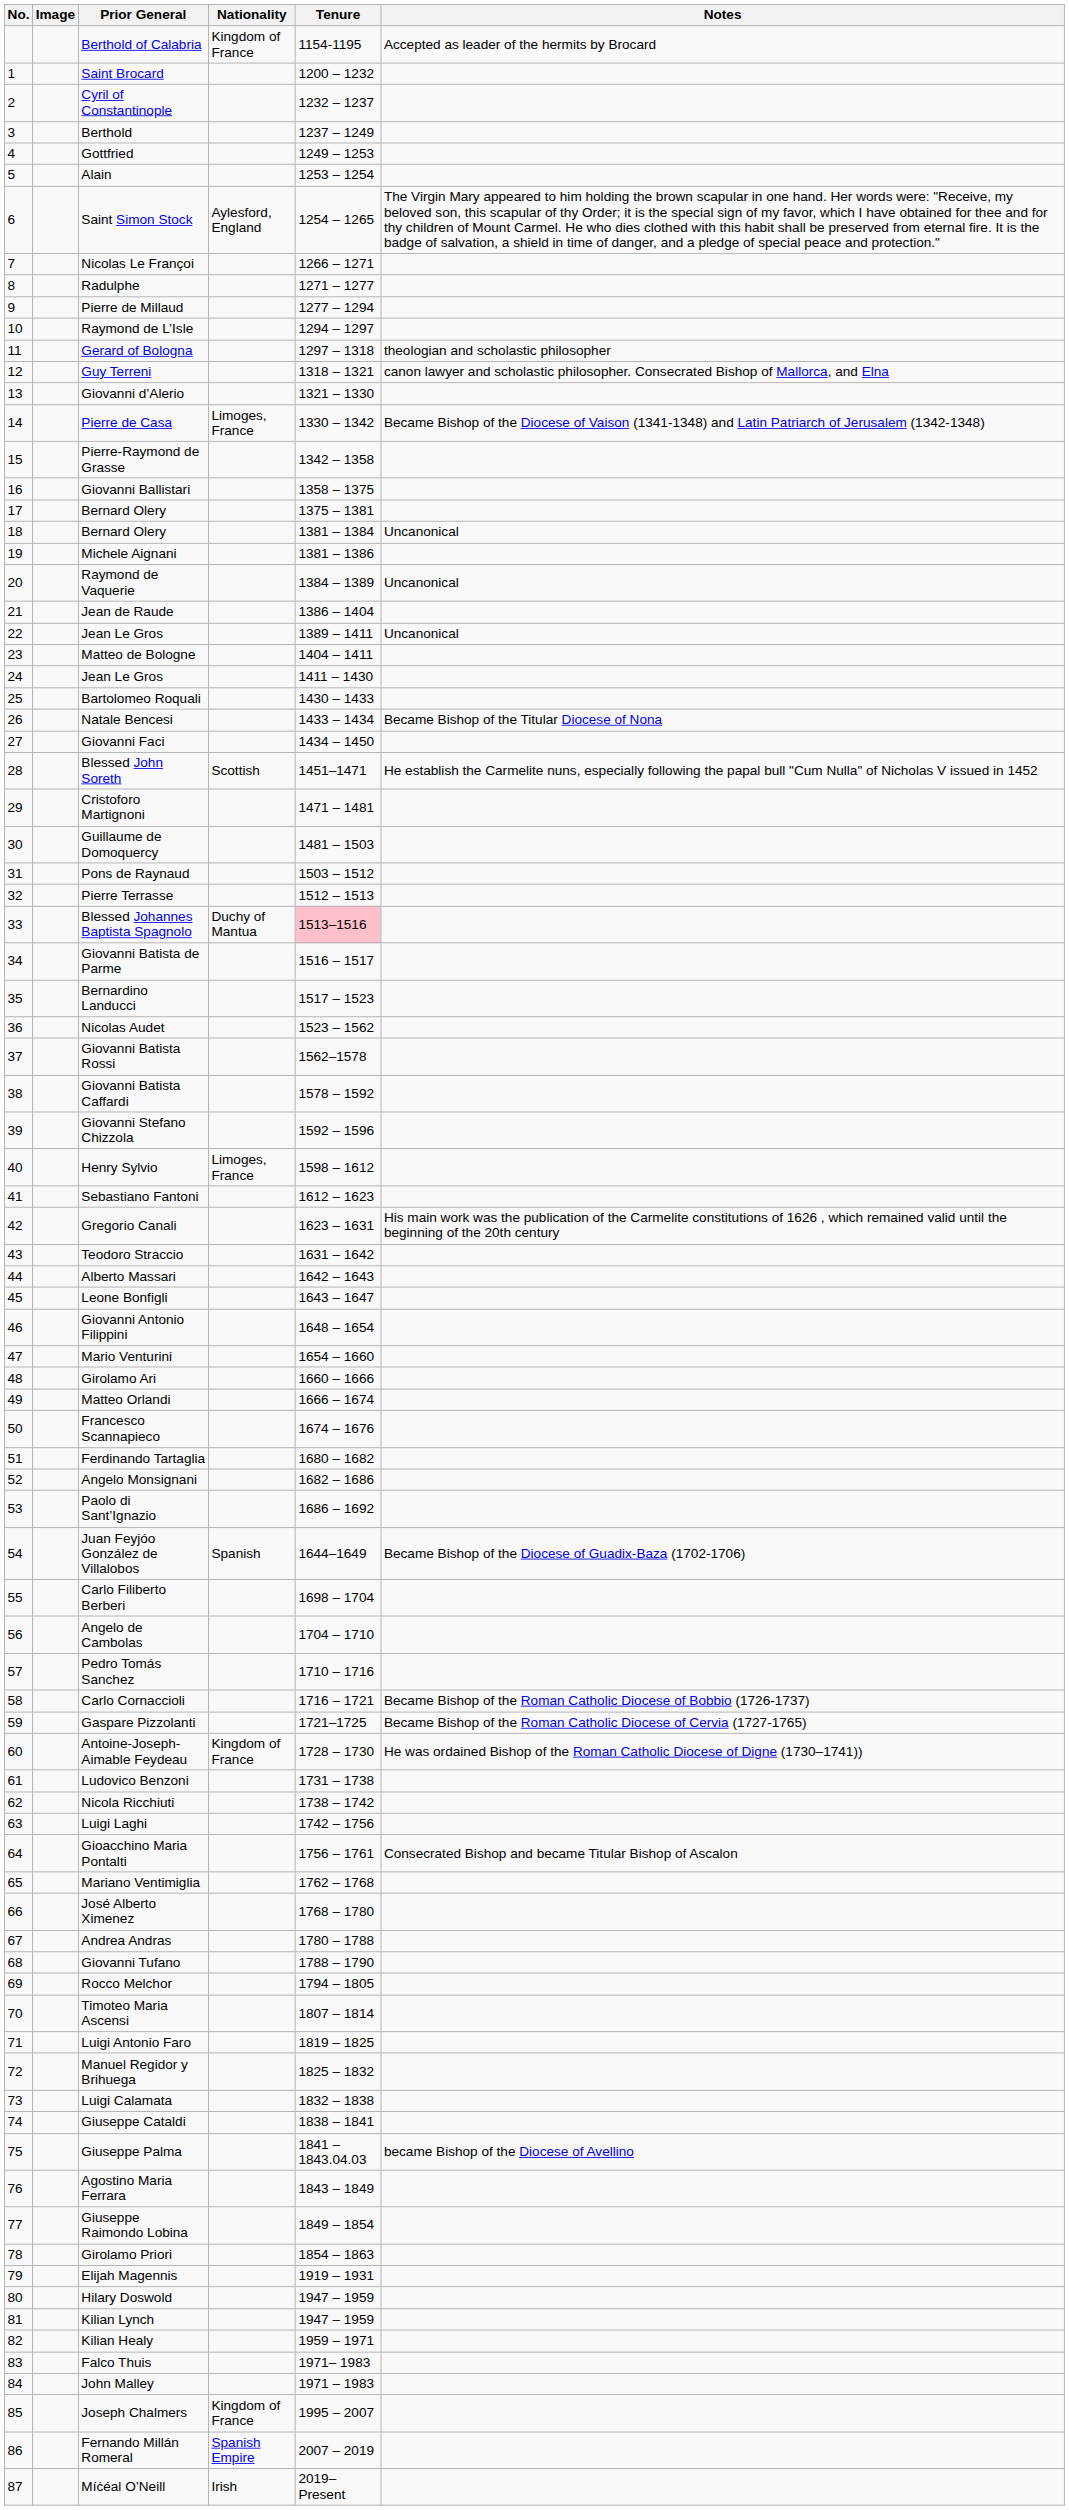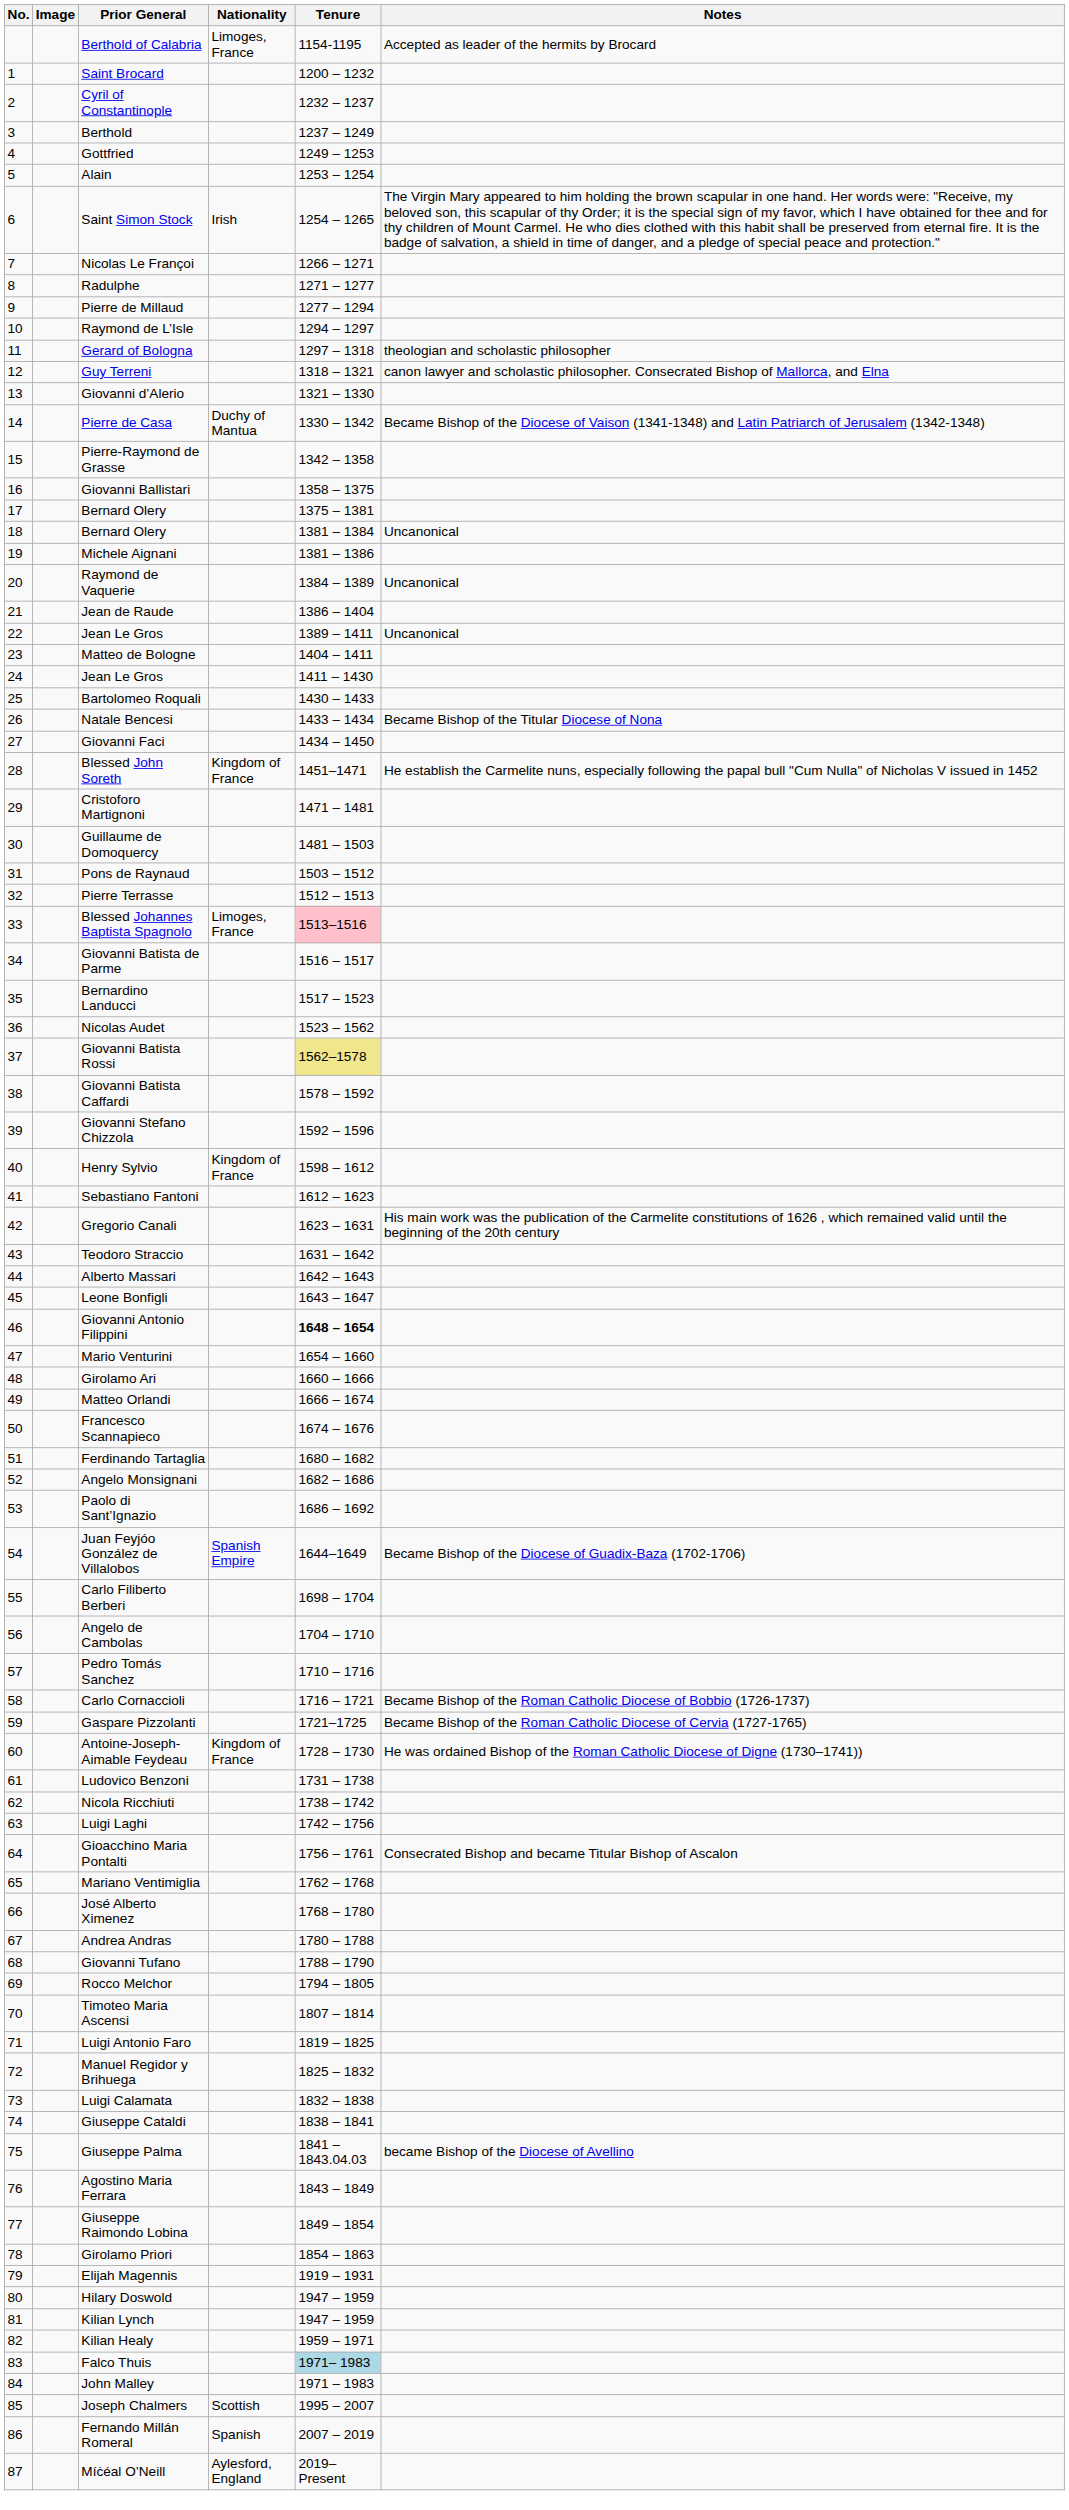(246, 44) Kingdom of France -> (239, 44) Limoges, France
(242, 219) Aylesford, England -> (224, 219) Irish
(239, 422) Limoges, France -> (238, 422) Duchy of Mantua
(236, 770) Scottish -> (246, 770) Kingdom of France
(238, 924) Duchy of Mantua -> (239, 924) Limoges, France
(332, 1056) no background -> (332, 1056) khaki background
(239, 1167) Limoges, France -> (246, 1167) Kingdom of France
(336, 1327) normal -> (336, 1327) bold
(236, 1553) Spanish -> (236, 1553) Spanish Empire
(334, 2362) no background -> (334, 2362) lightblue background
(246, 2413) Kingdom of France -> (236, 2405) Scottish
(236, 2450) Spanish Empire -> (236, 2434) Spanish
(224, 2487) Irish -> (242, 2471) Aylesford, England
